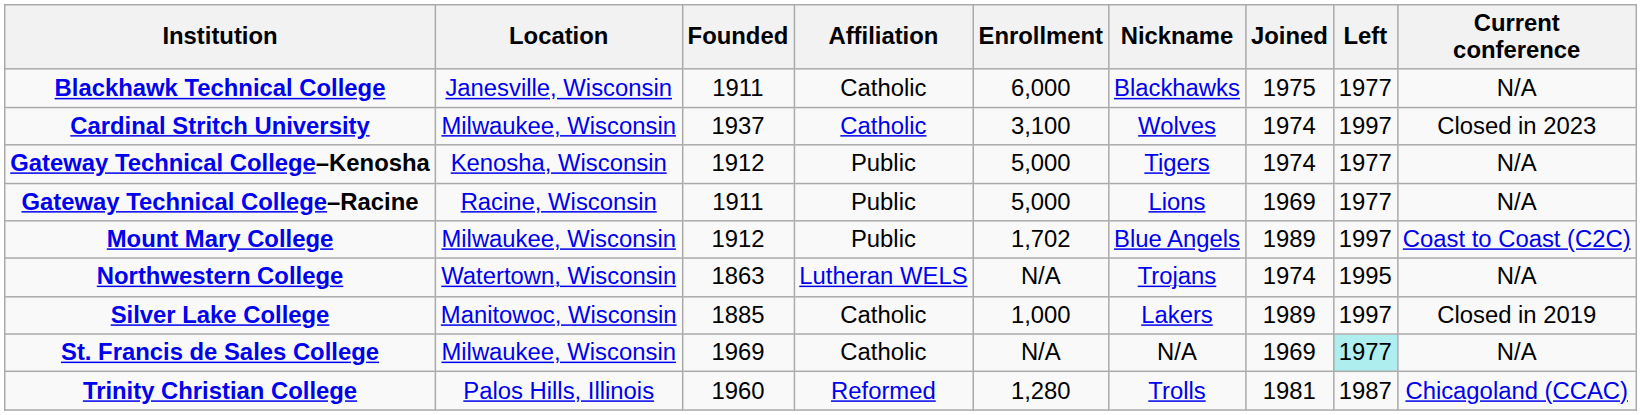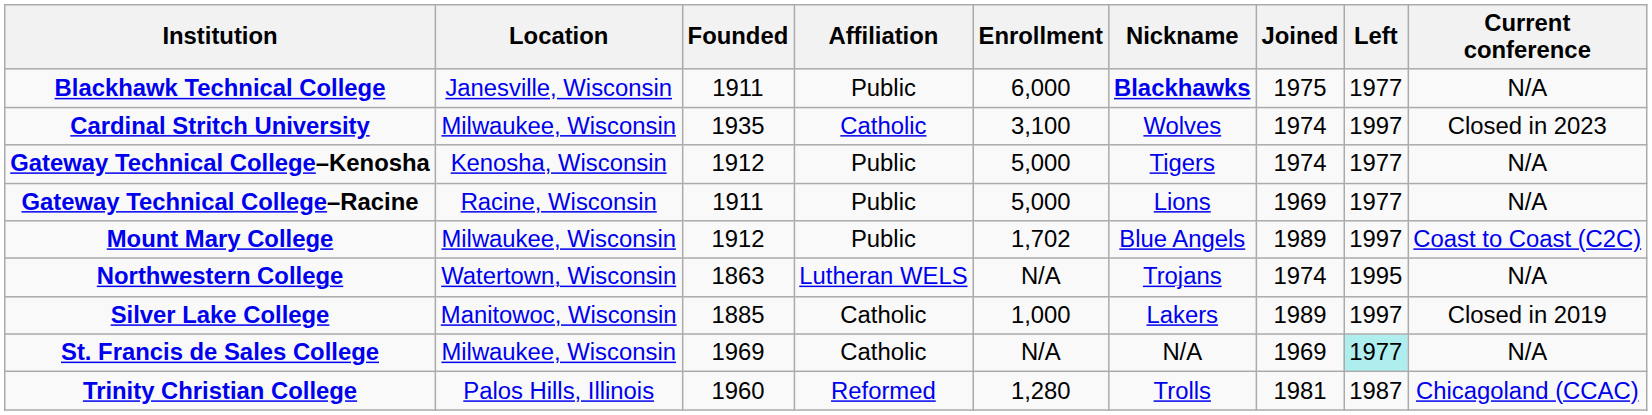(883, 88) Catholic -> (883, 88) Public
(1177, 88) normal -> (1182, 88) bold
(738, 125) 1937 -> (738, 125) 1935
